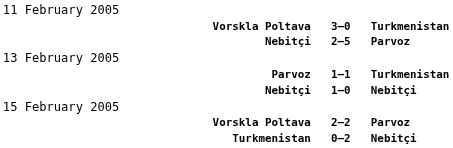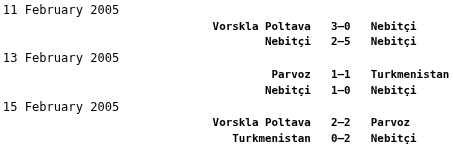(410, 26) Turkmenistan -> (394, 26) Nebitçi
(390, 42) Parvoz -> (394, 42) Nebitçi
